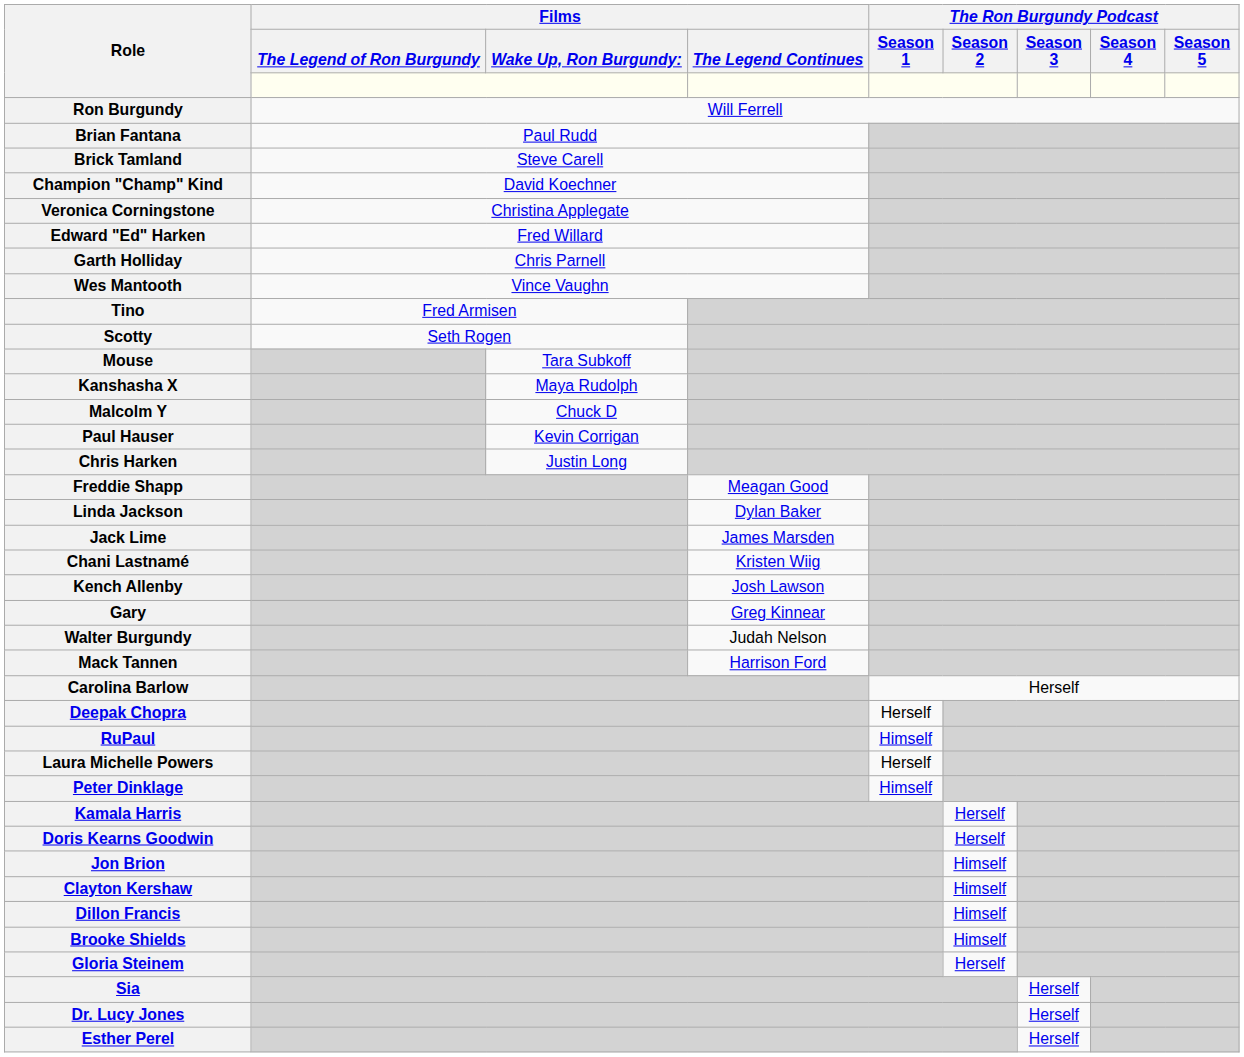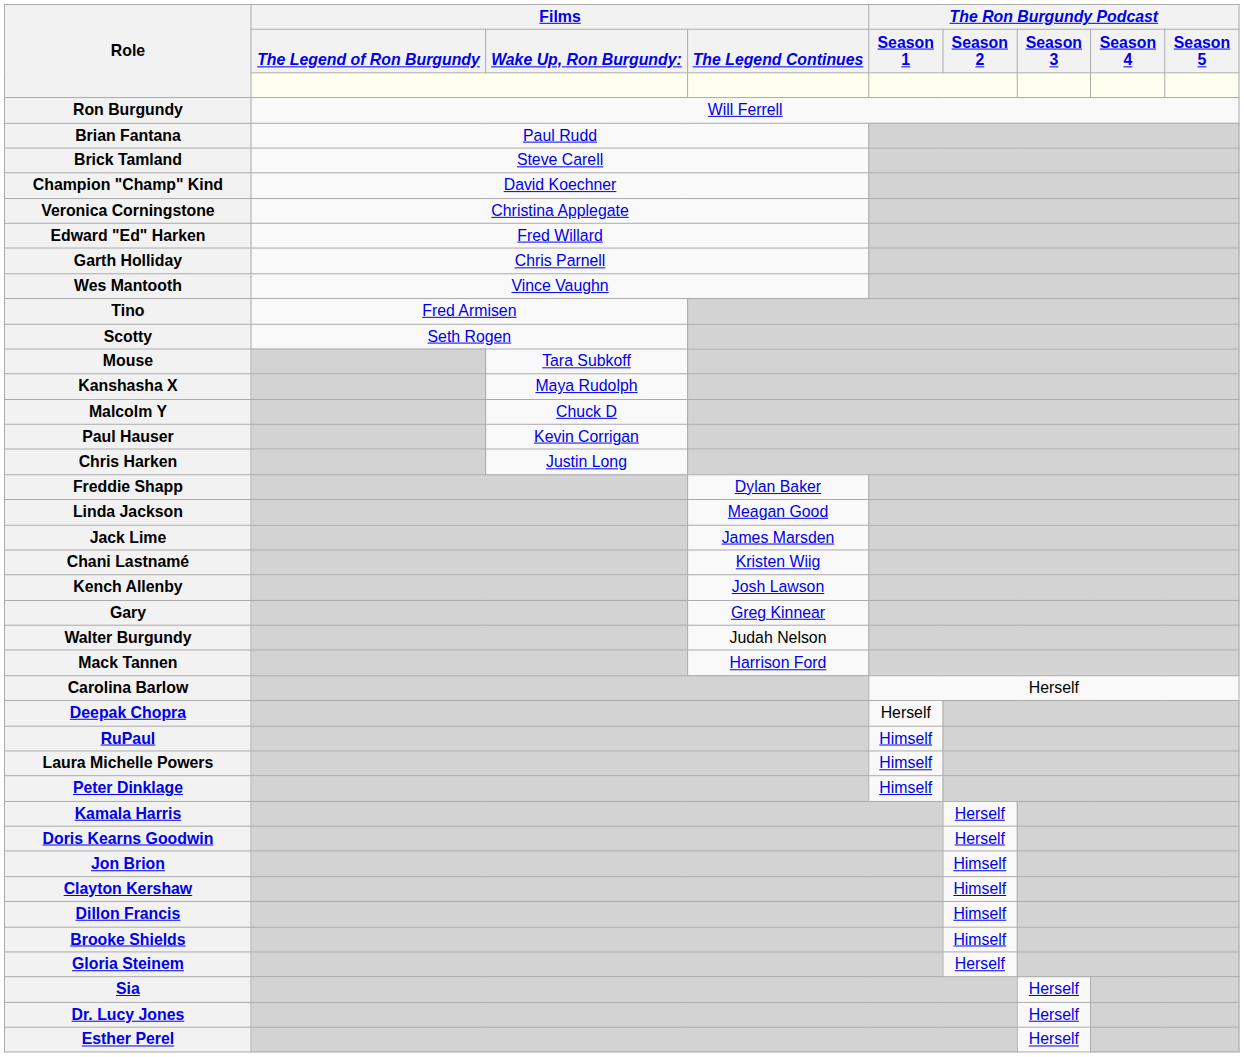(778, 487) Meagan Good -> (778, 487) Dylan Baker
(778, 512) Dylan Baker -> (778, 512) Meagan Good
(906, 763) Herself -> (906, 763) Himself
